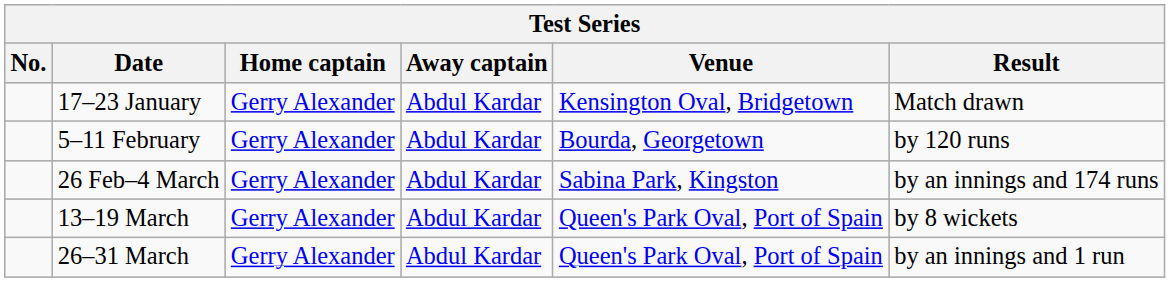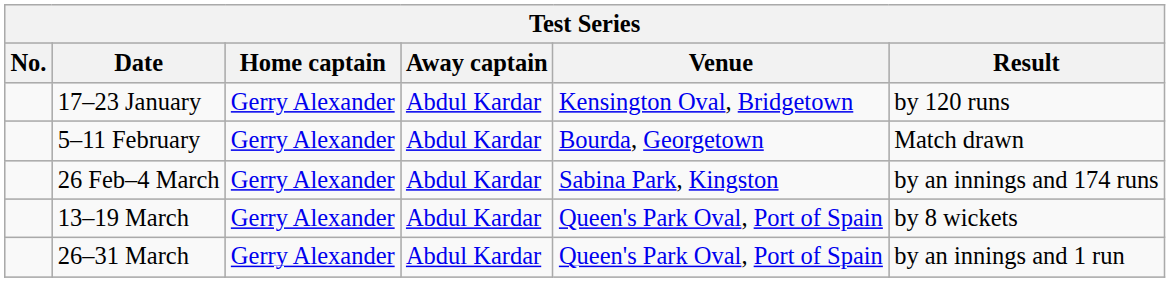(959, 101) Match drawn -> (952, 101) by 120 runs
(952, 140) by 120 runs -> (959, 140) Match drawn
